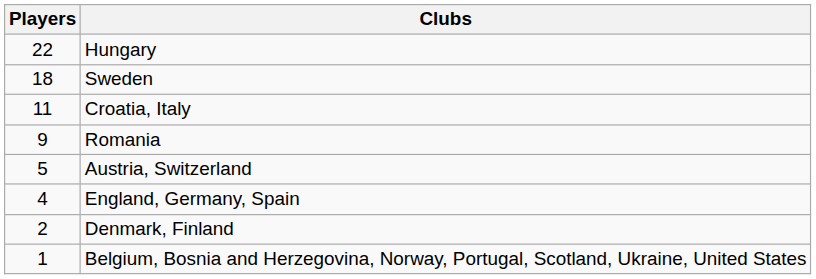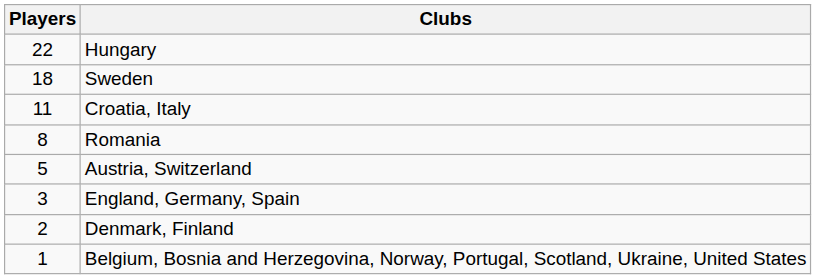(43, 139) 9 -> (43, 139) 8
(43, 199) 4 -> (43, 199) 3
